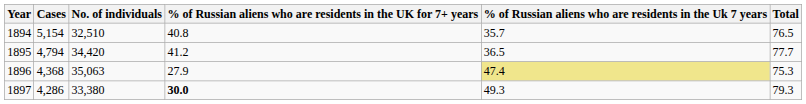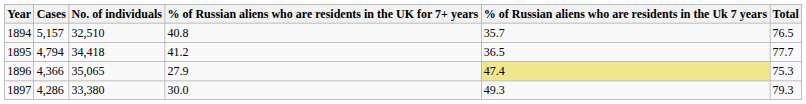(50, 33) 5,154 -> (50, 33) 5,157
(88, 52) 34,420 -> (88, 52) 34,418
(50, 71) 4,368 -> (50, 71) 4,366
(88, 71) 35,063 -> (88, 71) 35,065
(178, 90) bold -> (178, 90) normal
